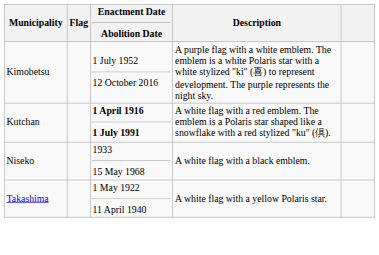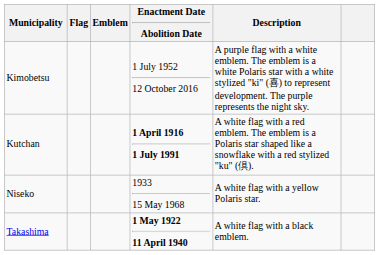+ column: (110, 23)
(242, 161) A white flag with a black emblem. -> (267, 194) A white flag with a yellow Polaris star.
(132, 198) normal -> (171, 231) bold
(251, 198) A white flag with a yellow Polaris star. -> (264, 231) A white flag with a black emblem.
